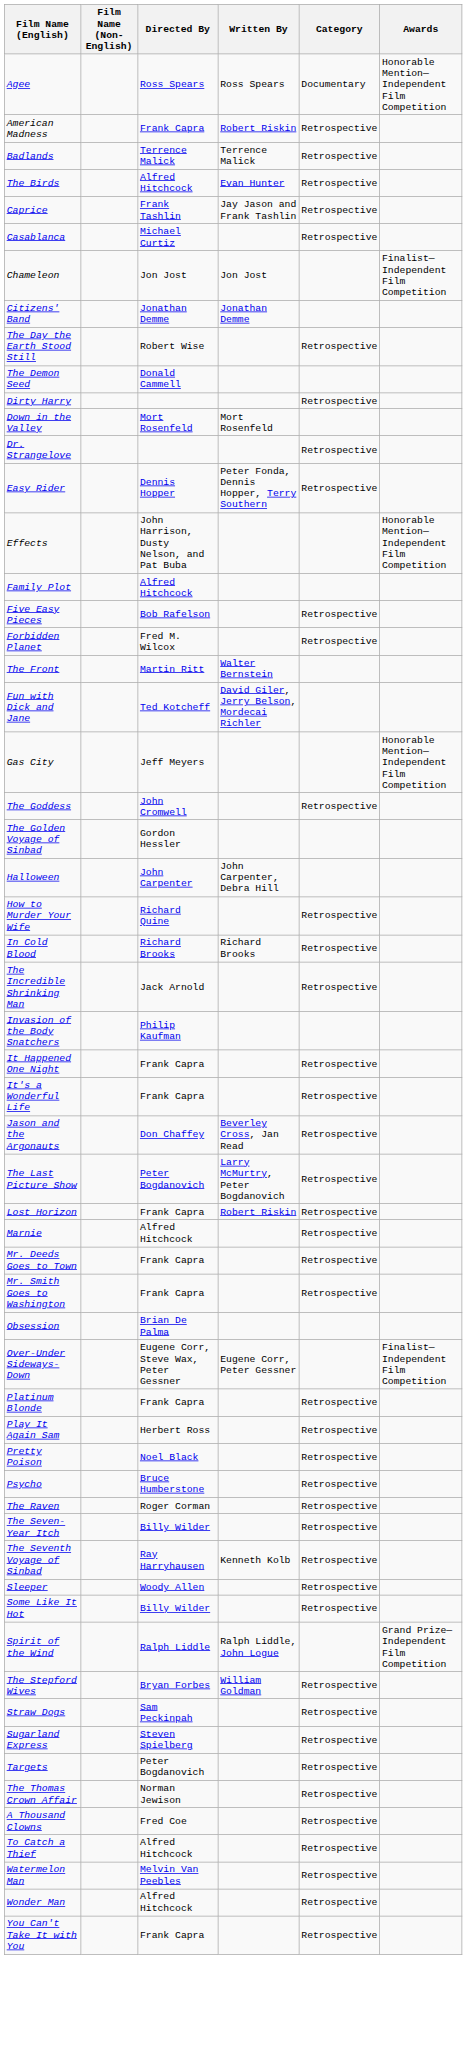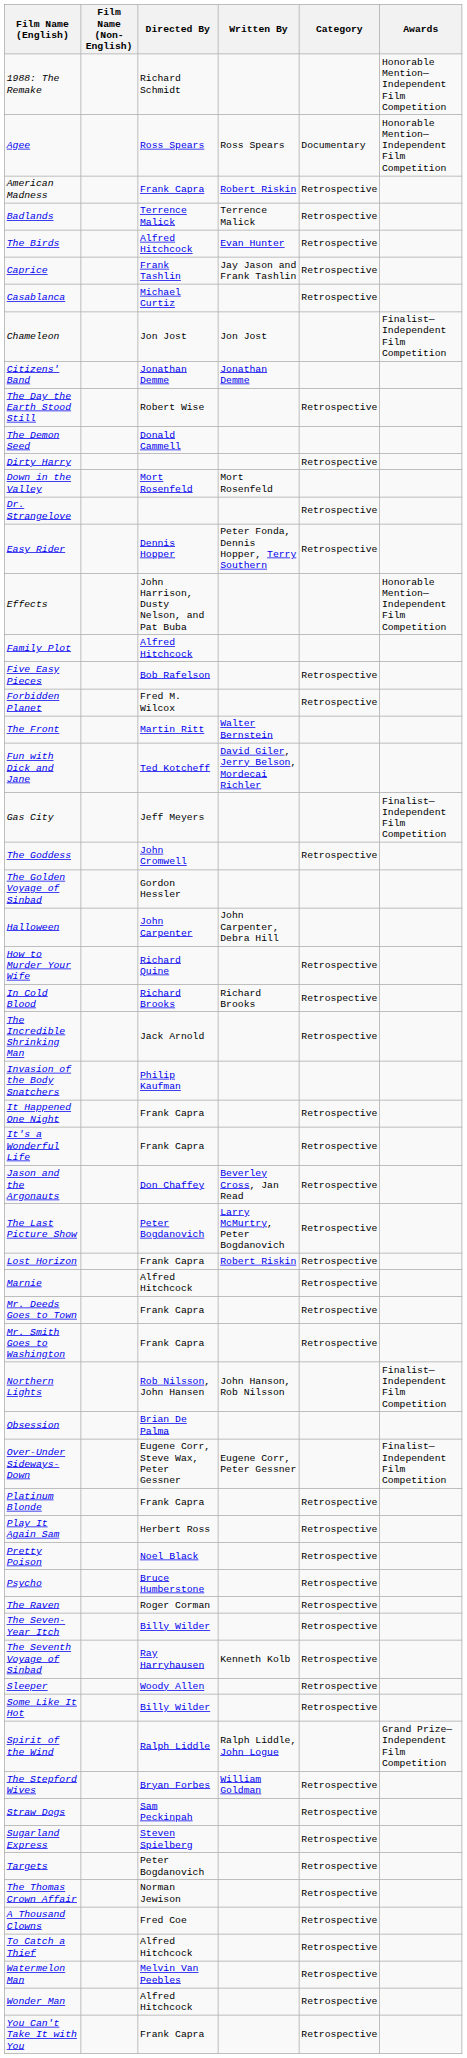+ row: (33, 84)
(414, 762) Honorable Mention—Independent Film Competition -> (414, 818) Finalist—Independent Film Competition
+ row: (30, 1387)
